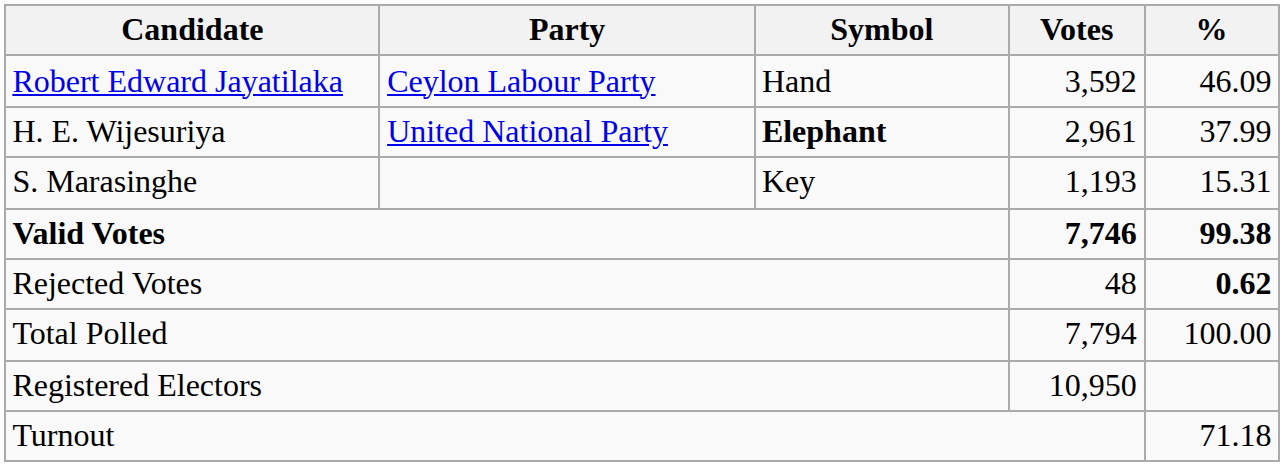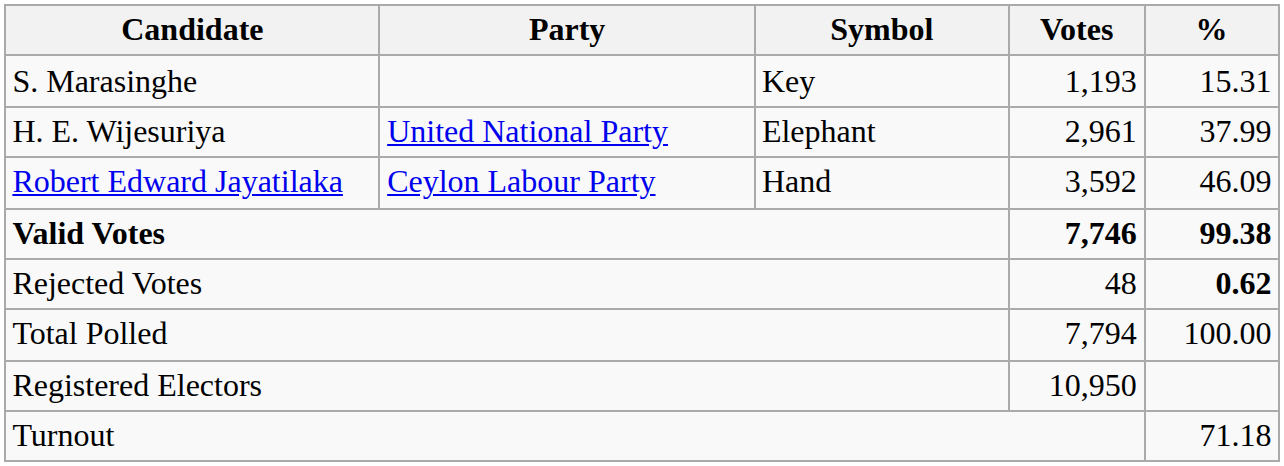rows swapped: (178, 80) <-> (105, 182)
(824, 131) bold -> (819, 131) normal
